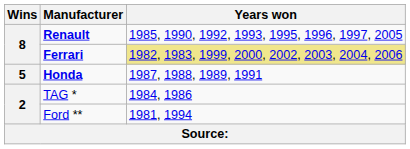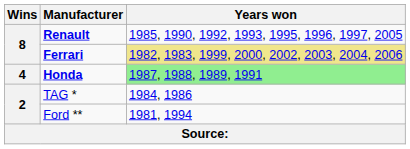(22, 75) 5 -> (22, 75) 4
(196, 75) no background -> (196, 75) lightgreen background
